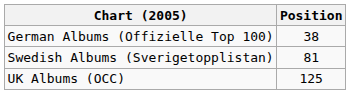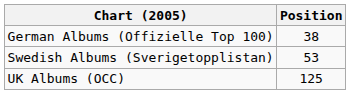(311, 57) 81 -> (311, 57) 53
